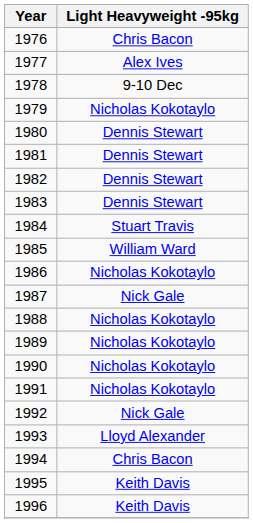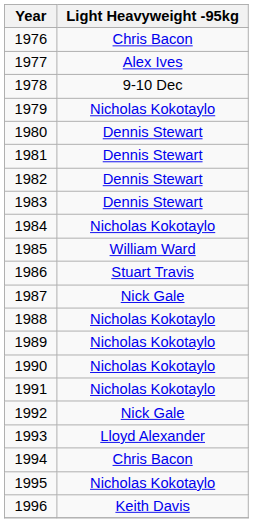(153, 226) Stuart Travis -> (153, 226) Nicholas Kokotaylo
(153, 272) Nicholas Kokotaylo -> (153, 272) Stuart Travis
(153, 483) Keith Davis -> (153, 483) Nicholas Kokotaylo
